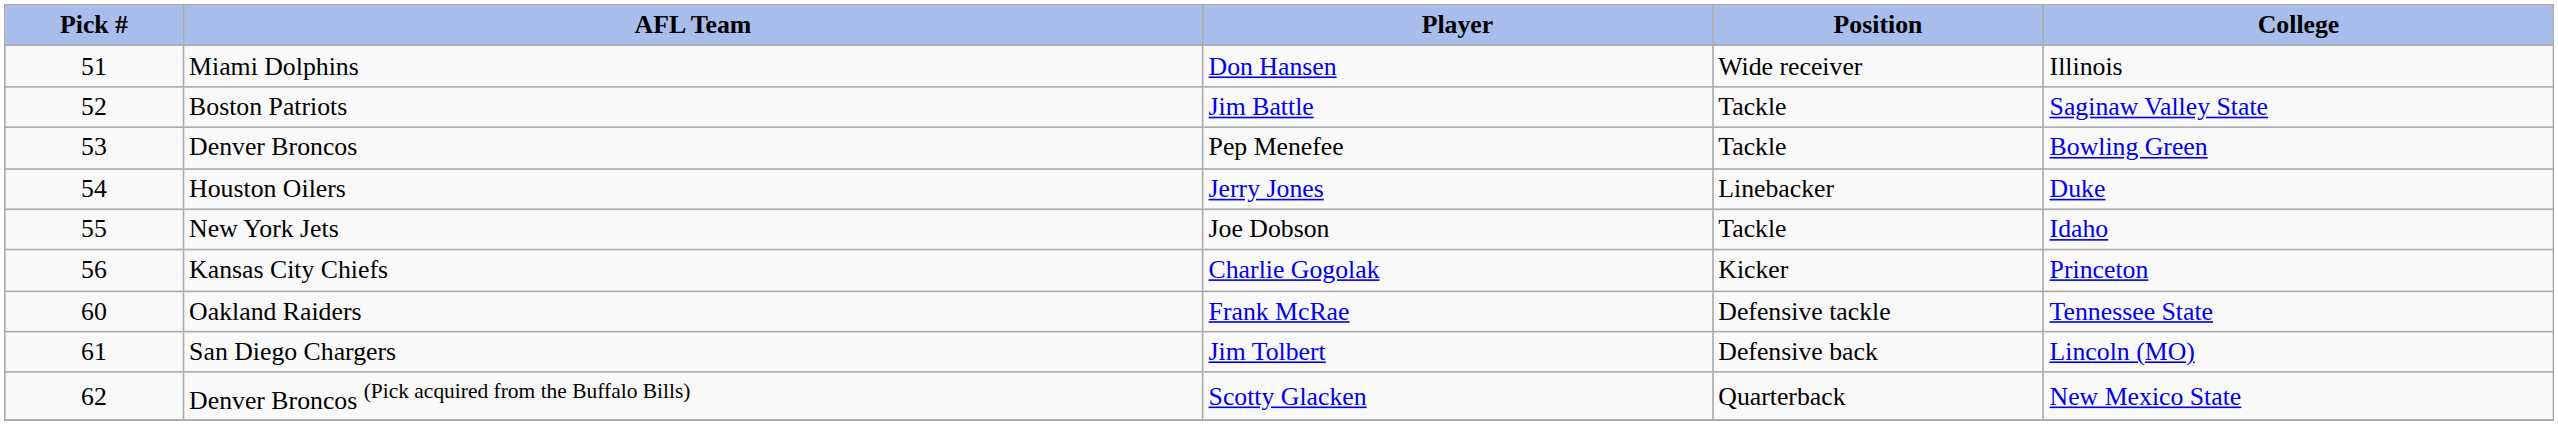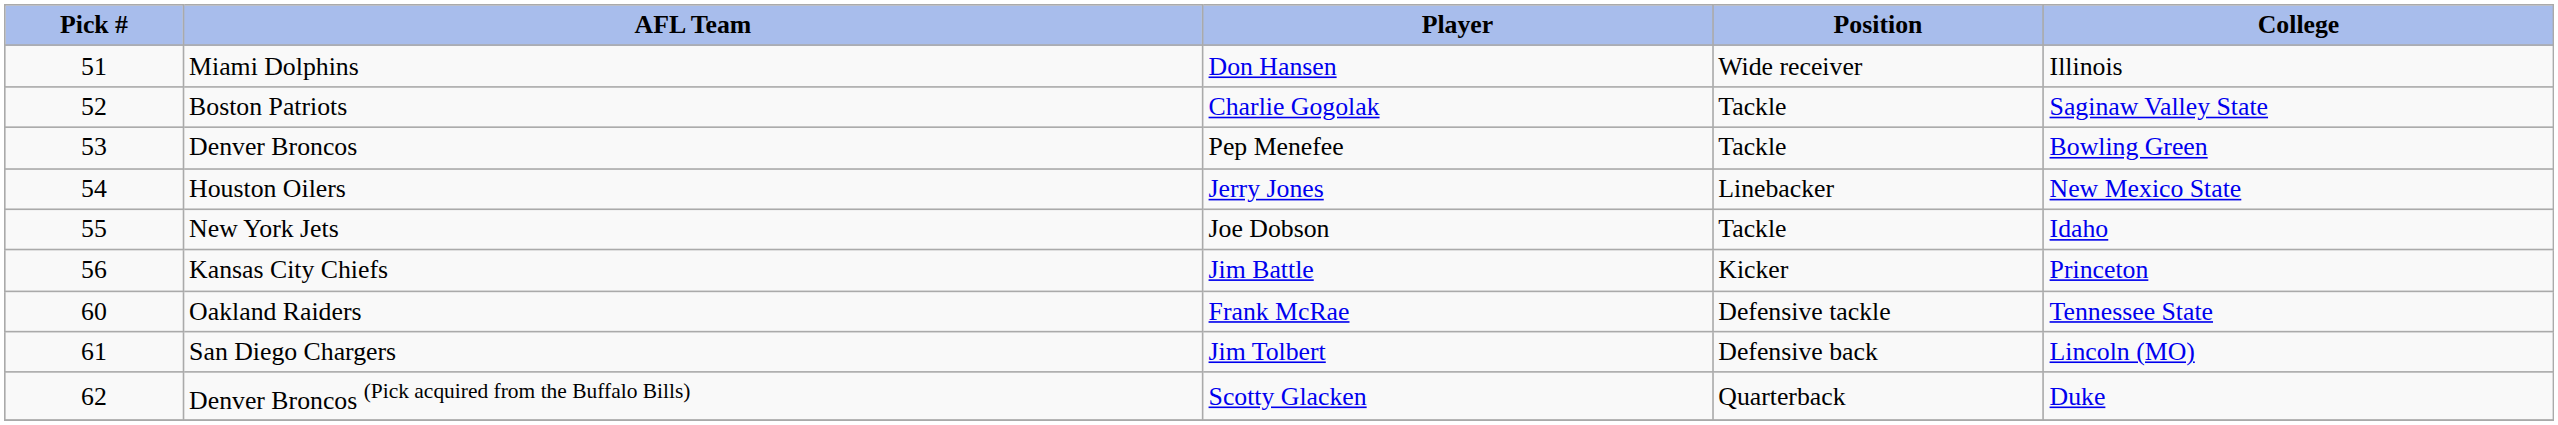(1261, 106) Jim Battle -> (1294, 106) Charlie Gogolak
(2077, 188) Duke -> (2145, 188) New Mexico State
(1294, 270) Charlie Gogolak -> (1261, 270) Jim Battle
(2145, 396) New Mexico State -> (2077, 396) Duke
